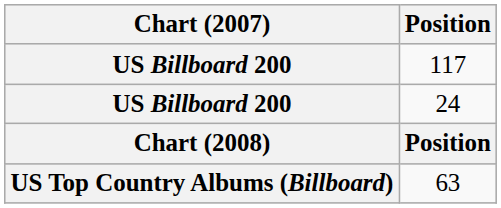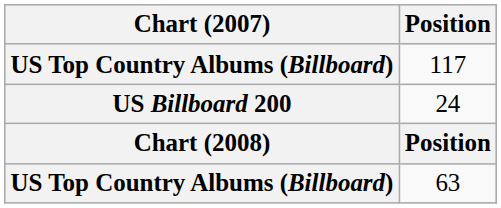(202, 63) US Billboard 200 -> (202, 63) US Top Country Albums (Billboard)
